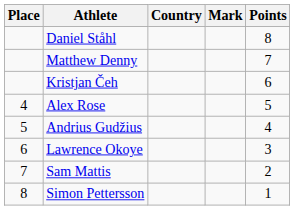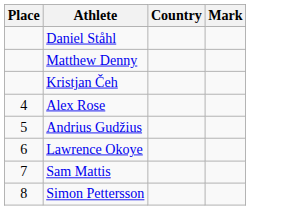- column: (268, 15)
